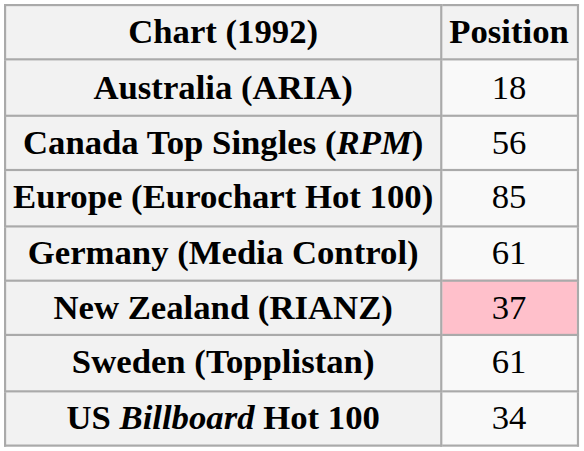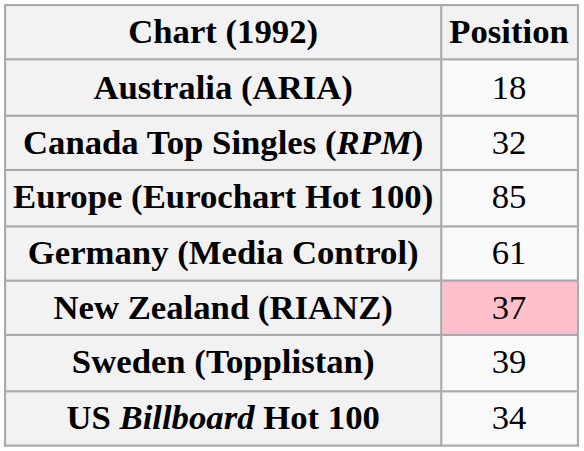(509, 142) 56 -> (509, 142) 32
(509, 362) 61 -> (509, 362) 39
